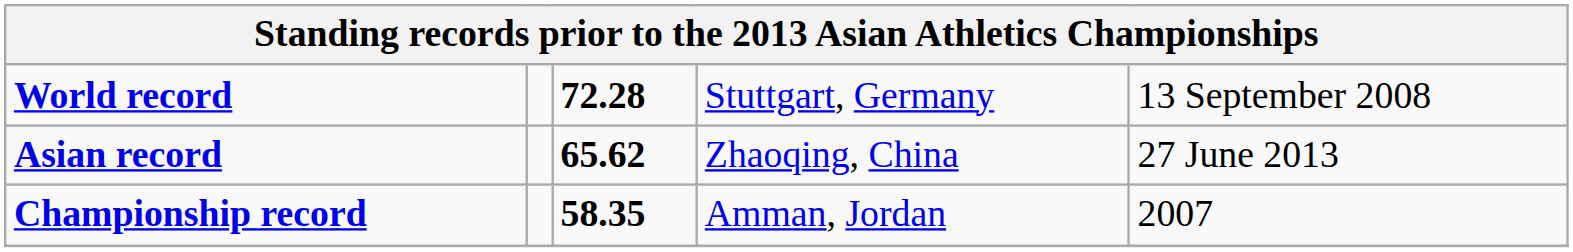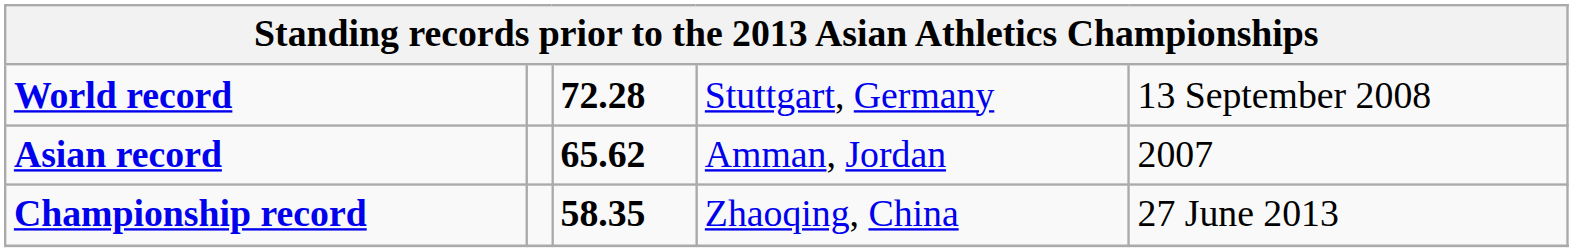(832, 154) Zhaoqing, China -> (825, 154) Amman, Jordan
(1238, 154) 27 June 2013 -> (1175, 154) 2007
(825, 214) Amman, Jordan -> (832, 214) Zhaoqing, China
(1175, 214) 2007 -> (1238, 214) 27 June 2013
